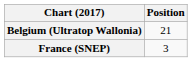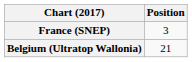rows swapped: (74, 30) <-> (74, 48)
